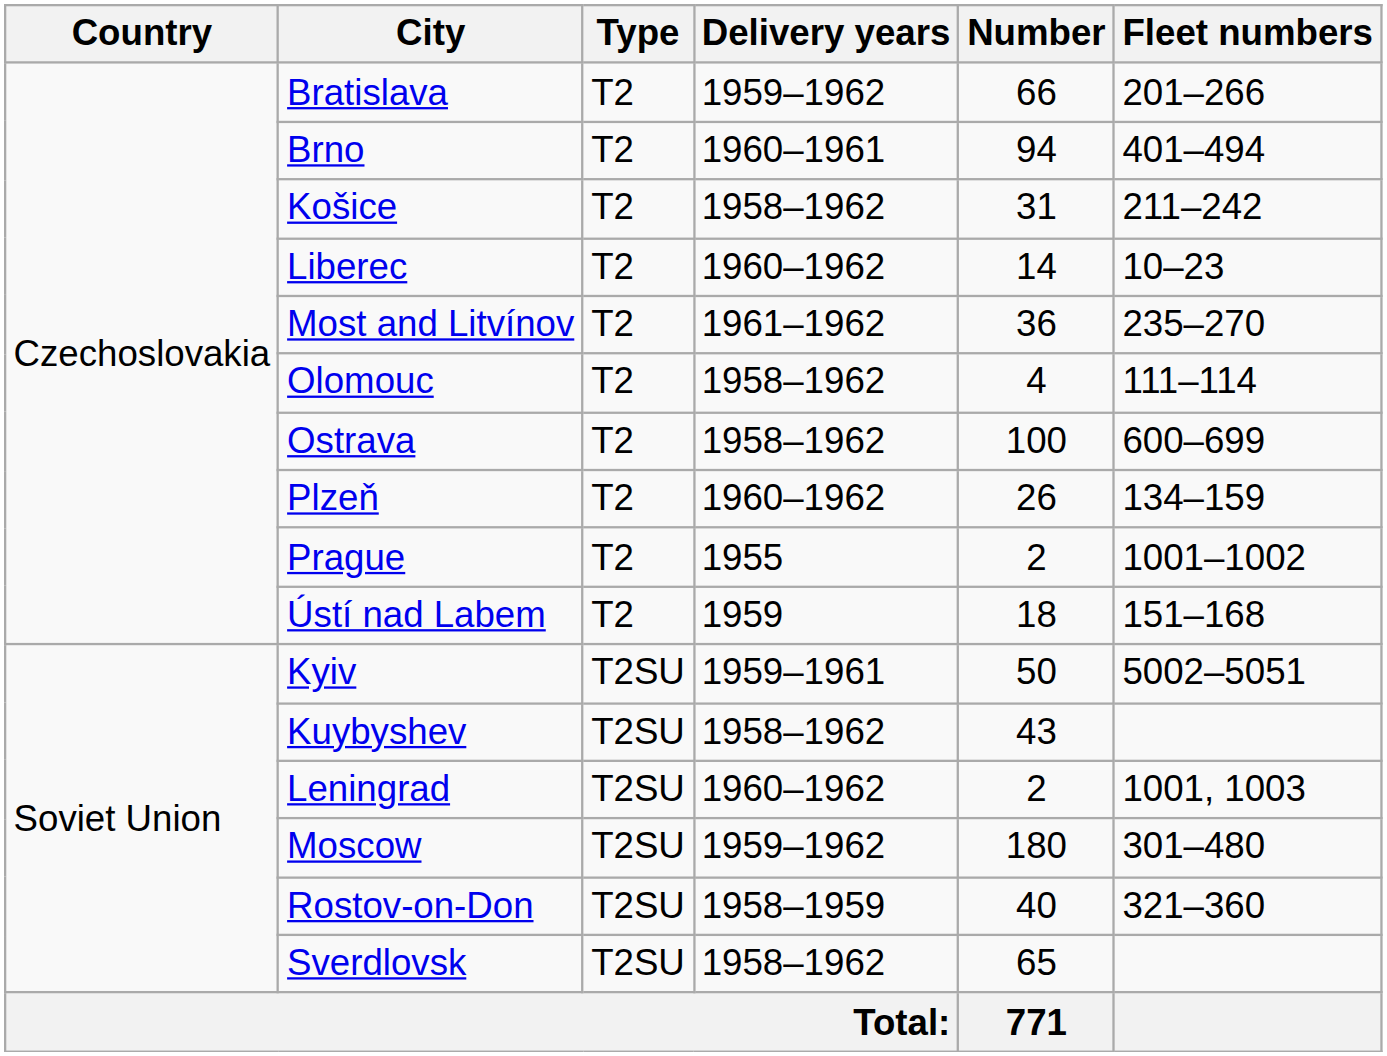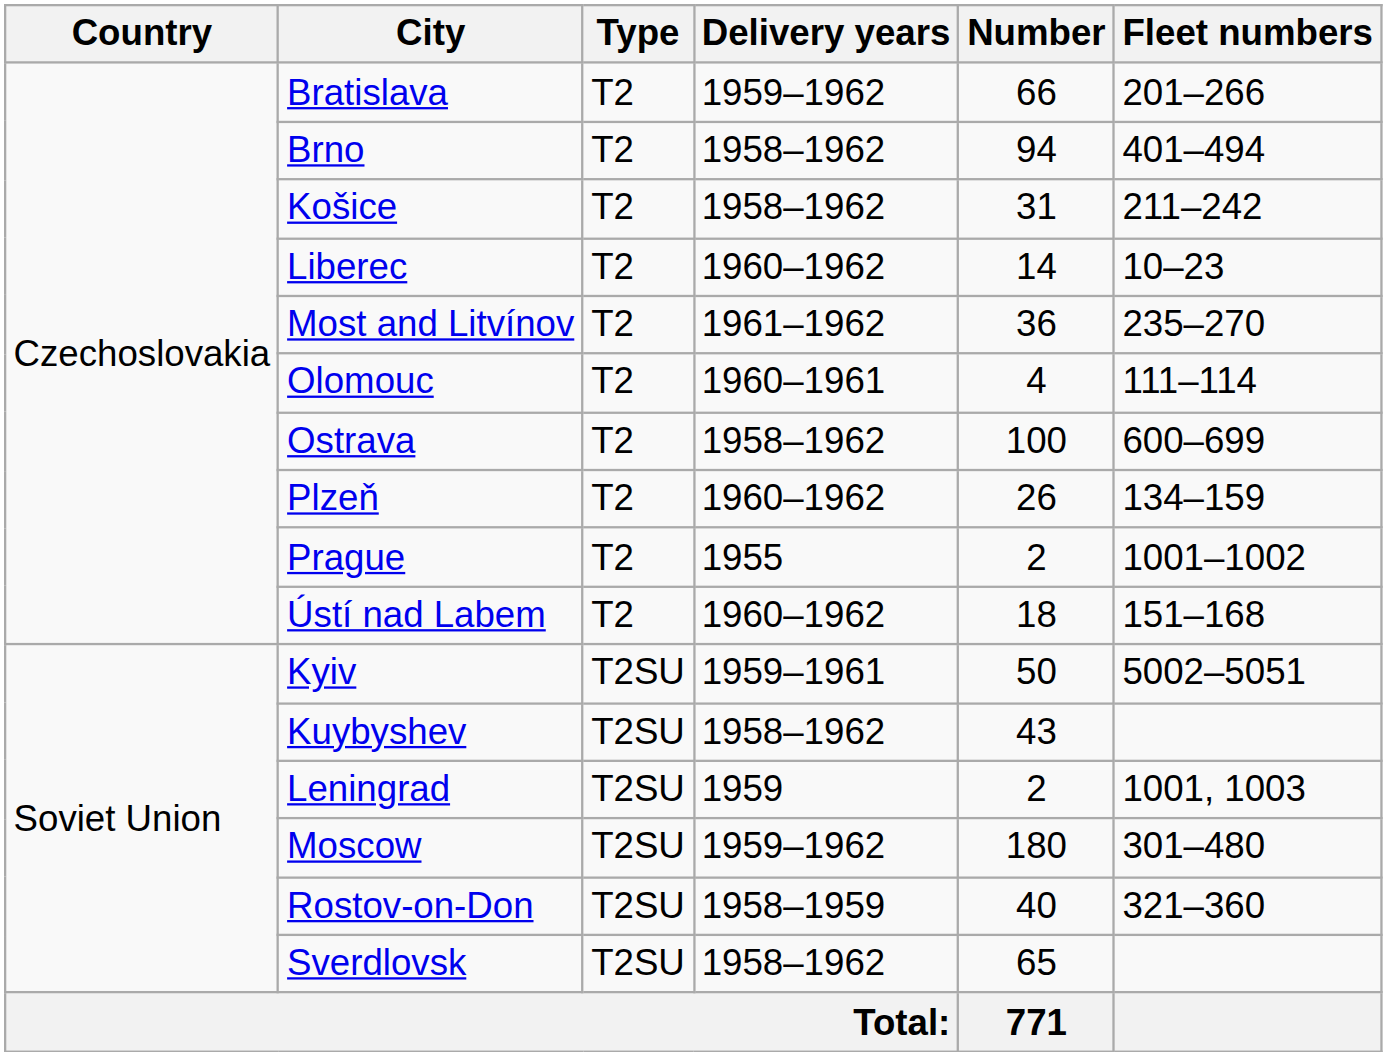(793, 149) 1960–1961 -> (793, 149) 1958–1962
(793, 382) 1958–1962 -> (793, 382) 1960–1961
(742, 614) 1959 -> (793, 614) 1960–1962
(793, 788) 1960–1962 -> (742, 788) 1959
